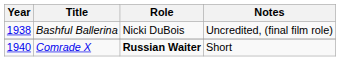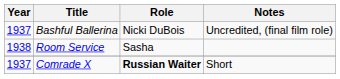(19, 30) 1938 -> (19, 30) 1937
+ row: (70, 47)
(19, 47) 1940 -> (19, 64) 1937
